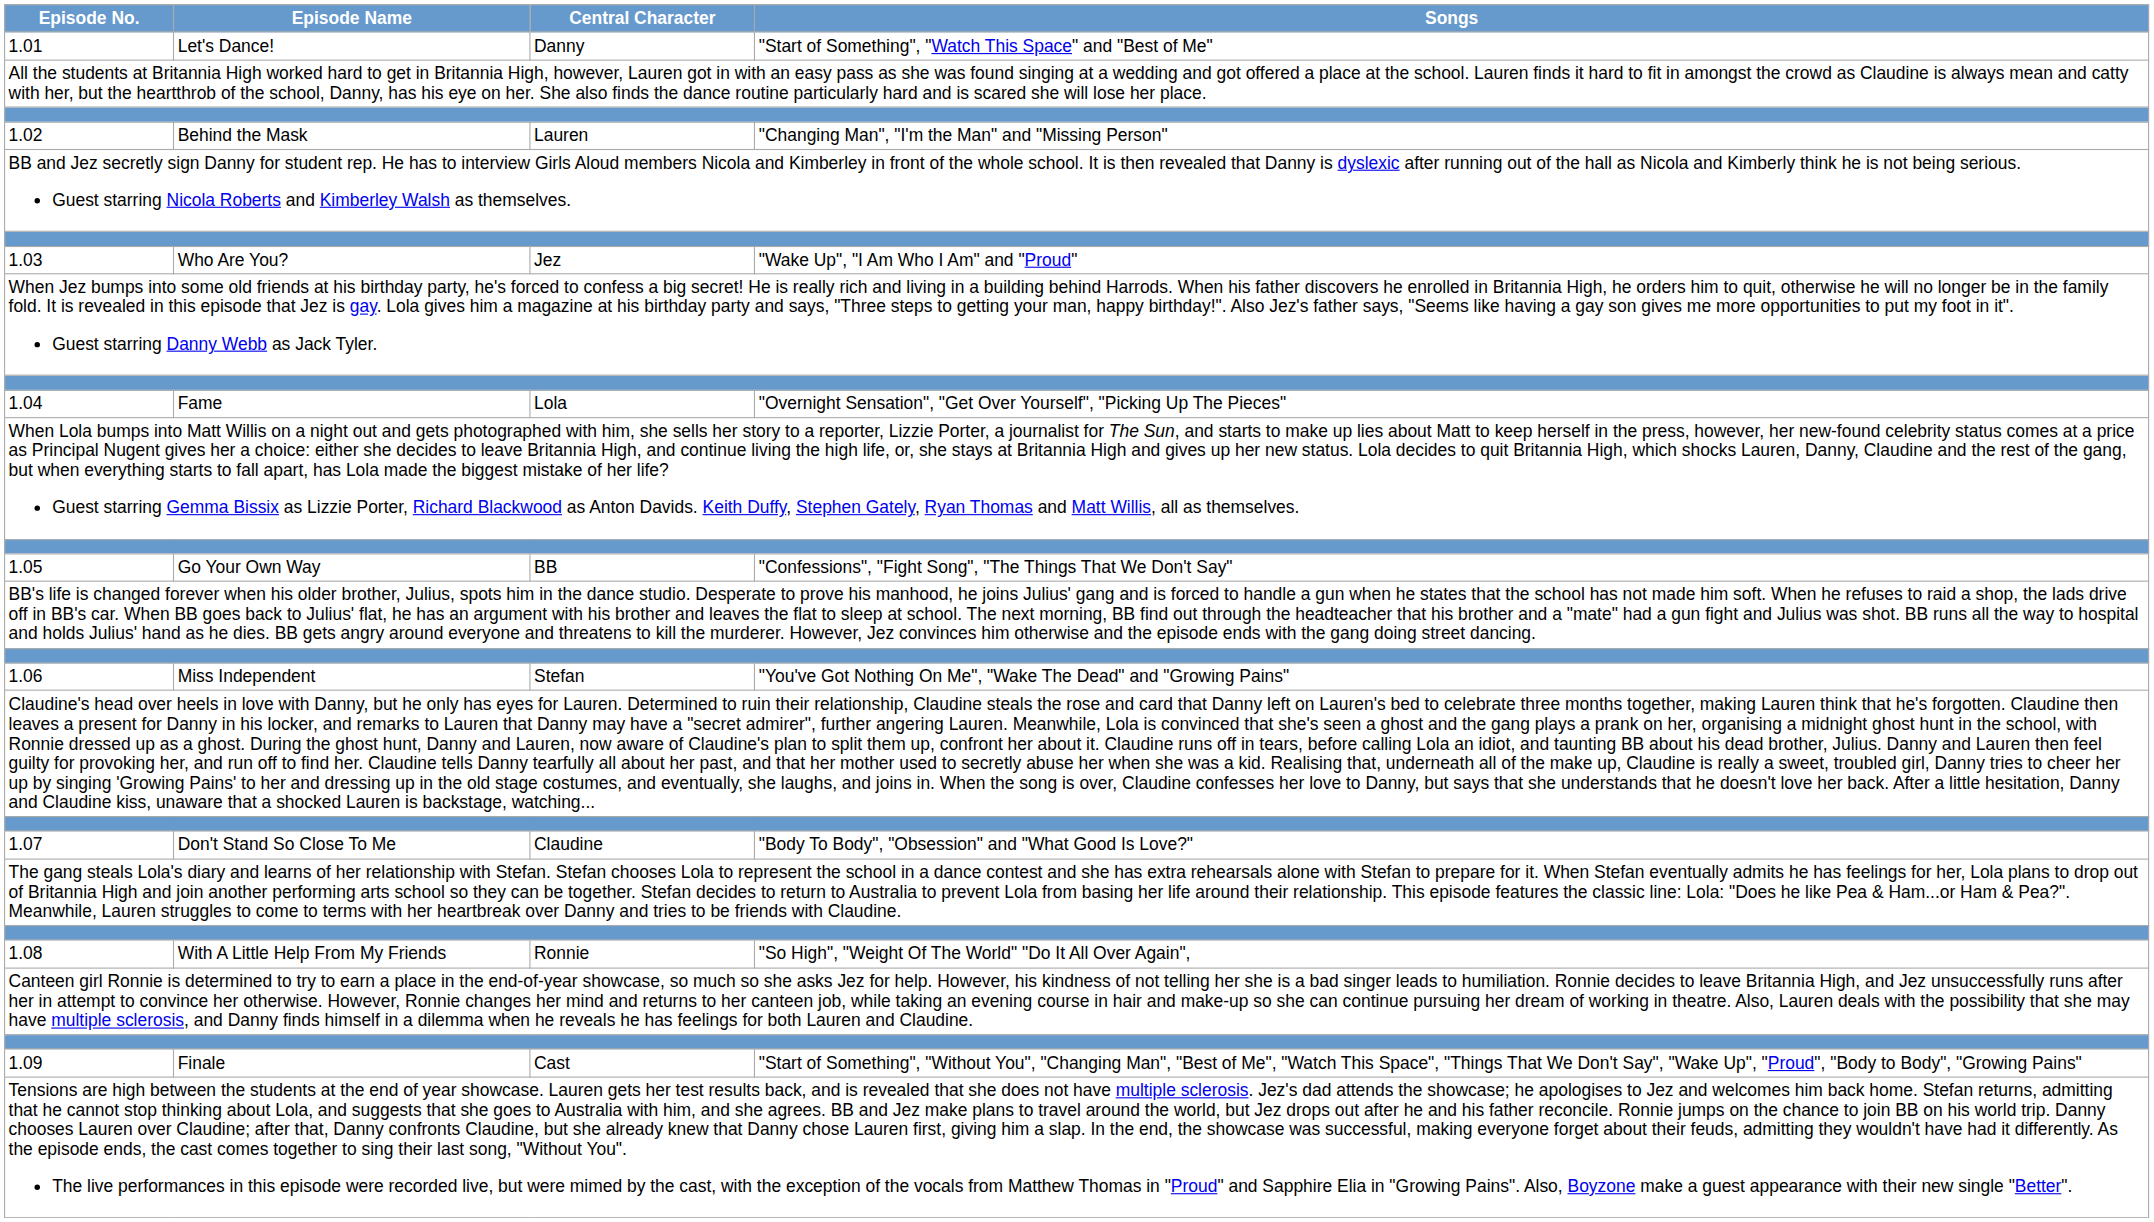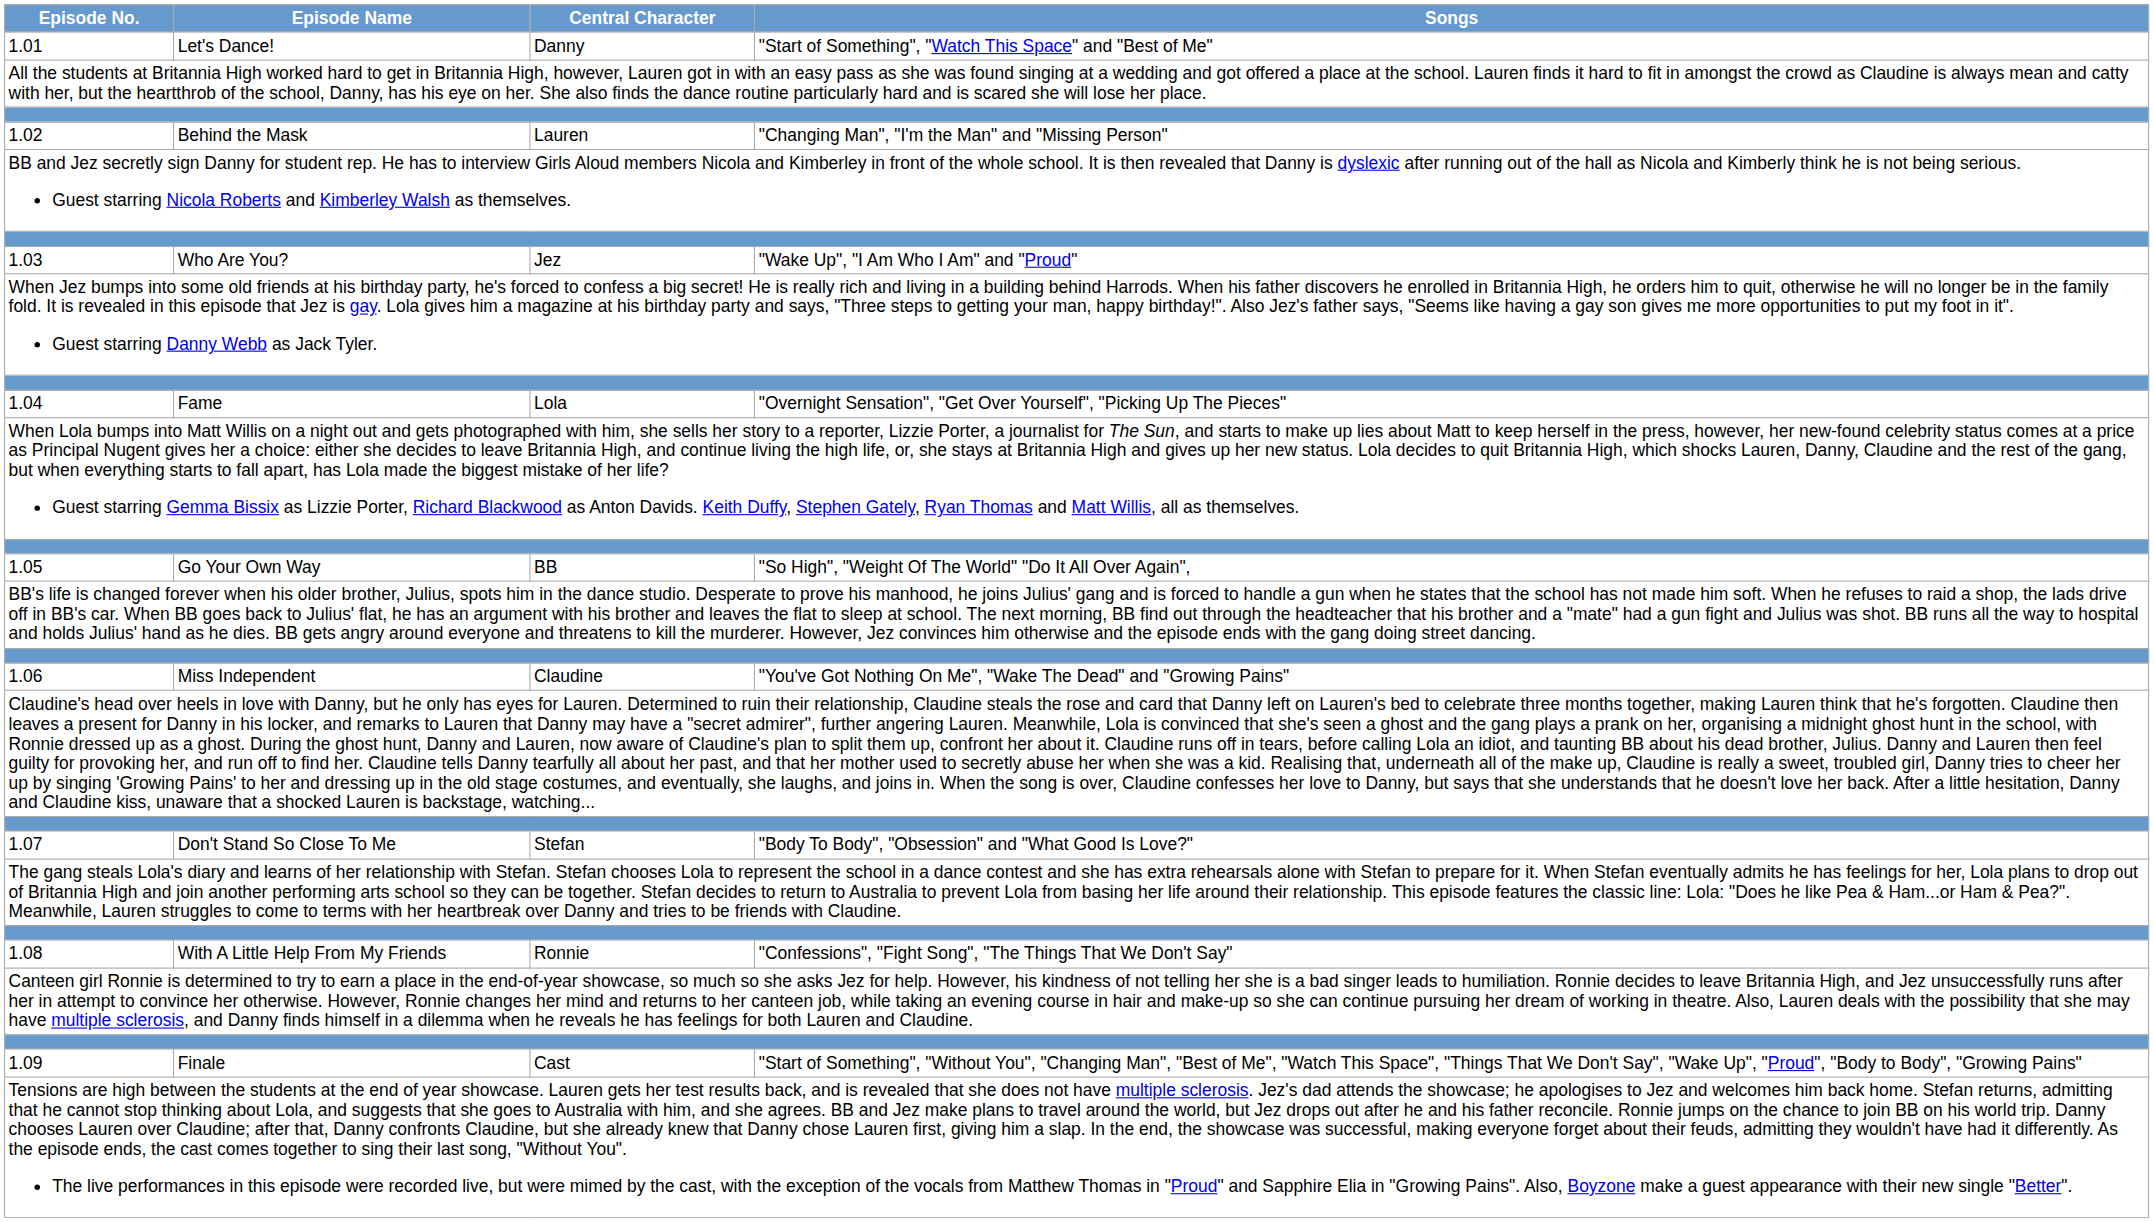(996, 567) "Confessions", "Fight Song", "The Things That We Don't Say" -> (975, 567) "So High", "Weight Of The World" "Do It All Over Again",
(559, 676) Stefan -> (568, 676) Claudine
(568, 844) Claudine -> (559, 844) Stefan
(975, 953) "So High", "Weight Of The World" "Do It All Over Again", -> (996, 953) "Confessions", "Fight Song", "The Things That We Don't Say"
